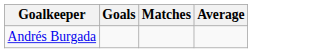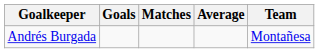+ column: (281, 15)
